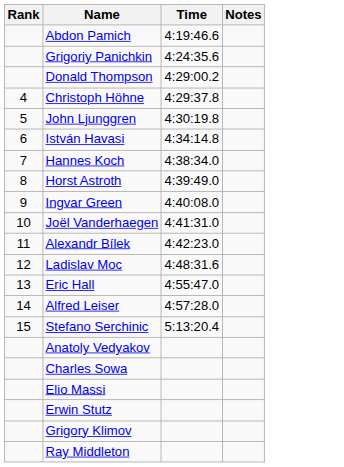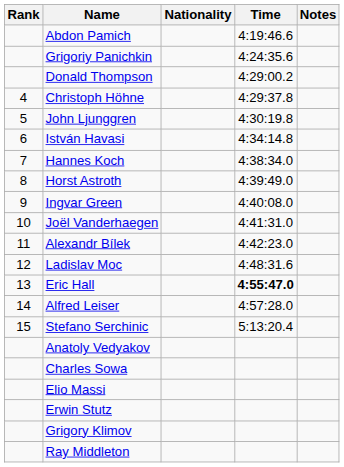+ column: (198, 14)
(192, 285) normal -> (266, 285) bold
